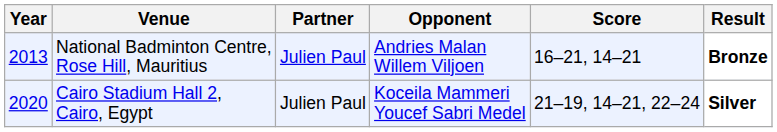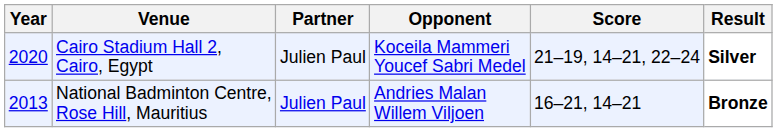rows swapped: (164, 56) <-> (139, 104)
